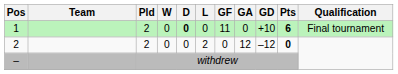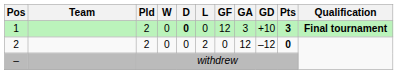(225, 28) 11 -> (225, 28) 12
(245, 28) 0 -> (245, 28) 3
(288, 28) 6 -> (288, 28) 3
(346, 28) normal -> (346, 28) bold
